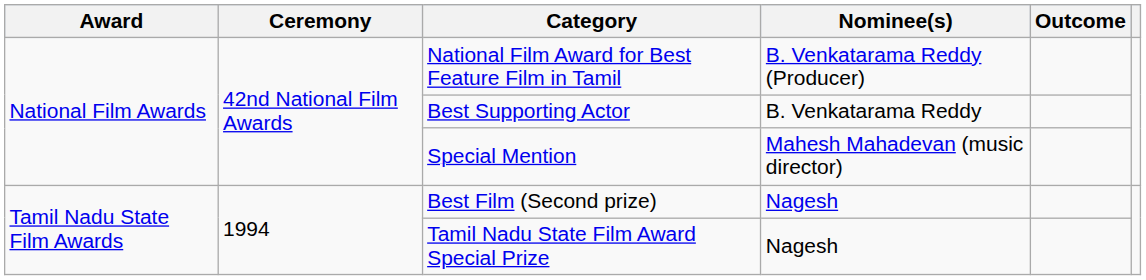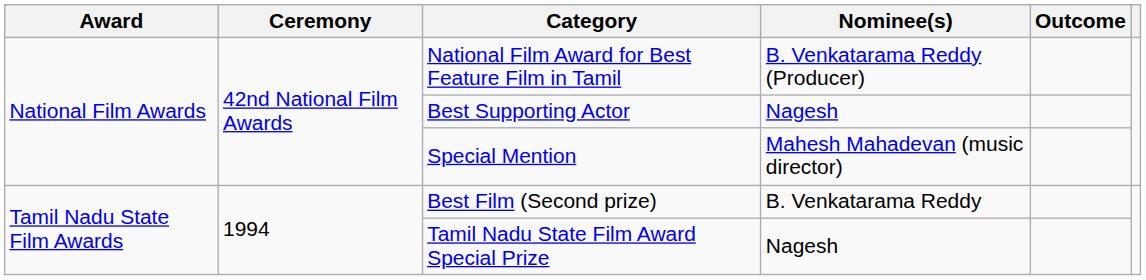(874, 111) B. Venkatarama Reddy -> (802, 111) Nagesh
(802, 201) Nagesh -> (874, 201) B. Venkatarama Reddy
